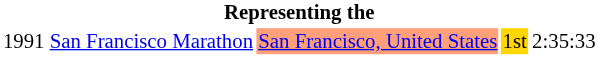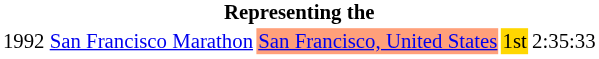(24, 41) 1991 -> (24, 41) 1992
